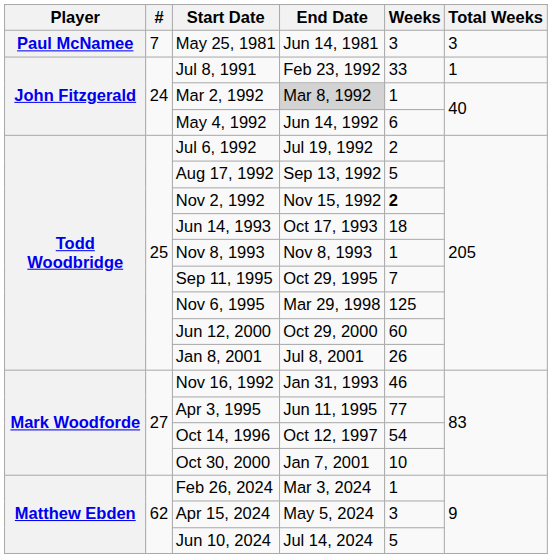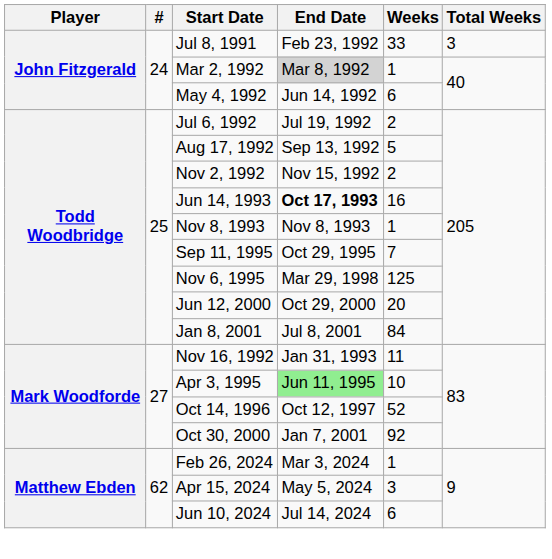- row: (226, 43)
(453, 69) 1 -> (451, 43) 3
(393, 200) bold -> (392, 174) normal
(330, 226) normal -> (329, 200) bold
(398, 226) 18 -> (396, 200) 16
(398, 331) 60 -> (396, 305) 20
(398, 357) 26 -> (396, 331) 84
(398, 383) 46 -> (396, 357) 11
(330, 409) no background -> (328, 383) lightgreen background
(398, 409) 77 -> (396, 383) 10
(398, 435) 54 -> (396, 409) 52
(398, 461) 10 -> (396, 435) 92
(393, 540) 5 -> (392, 514) 6
